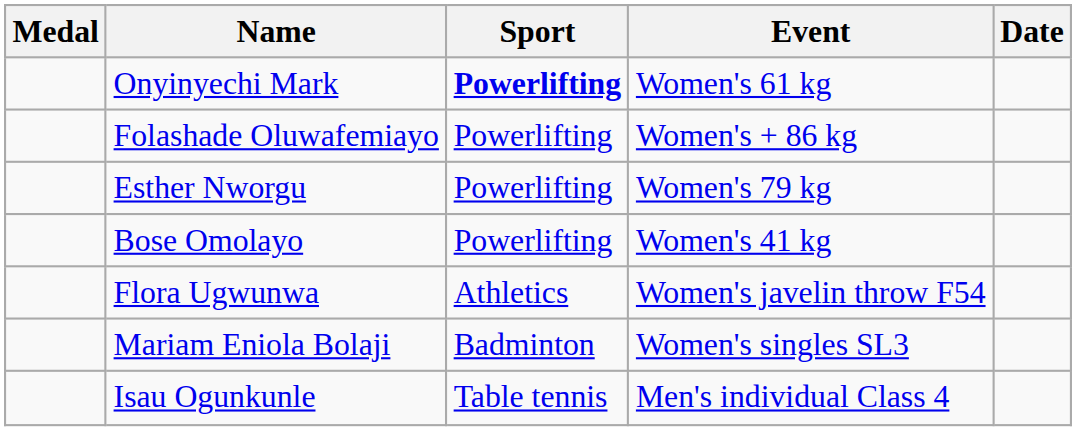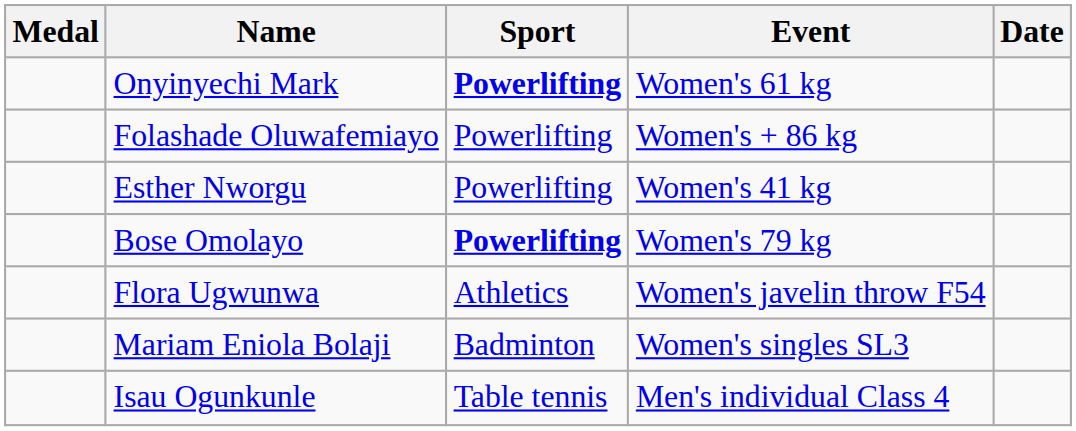(734, 188) Women's 79 kg -> (734, 188) Women's 41 kg
(533, 240) normal -> (537, 240) bold
(734, 240) Women's 41 kg -> (734, 240) Women's 79 kg
